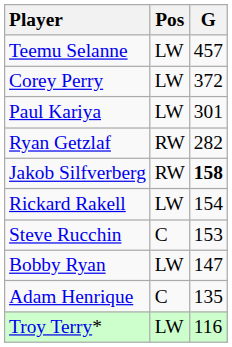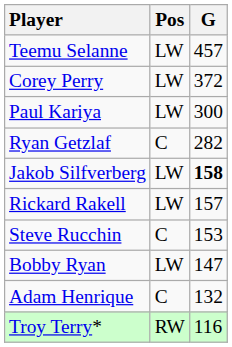(208, 111) 301 -> (208, 111) 300
(170, 142) RW -> (161, 142) C
(170, 173) RW -> (169, 173) LW
(208, 204) 154 -> (208, 204) 157
(208, 296) 135 -> (208, 296) 132
(169, 326) LW -> (170, 326) RW
